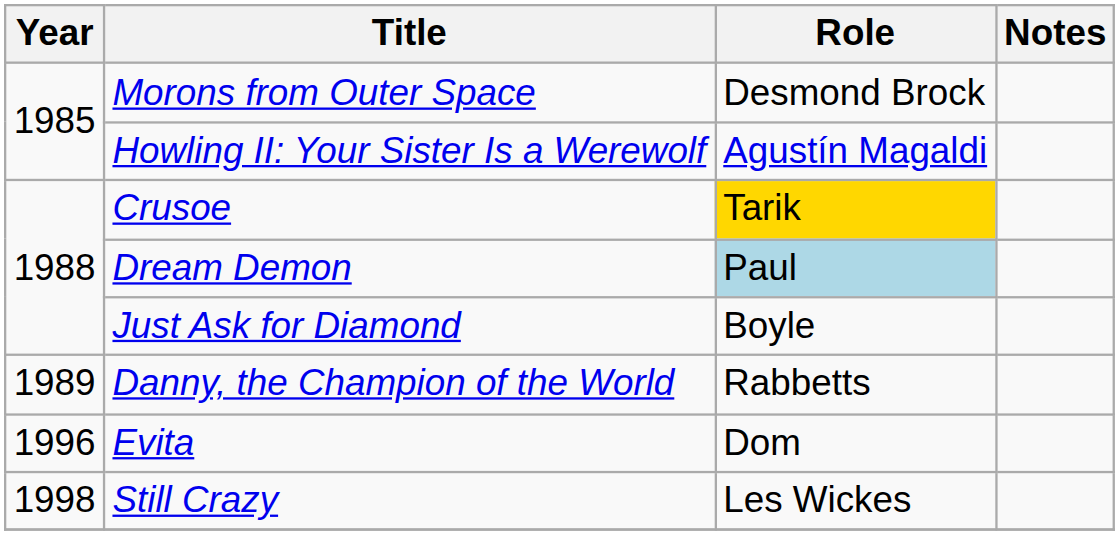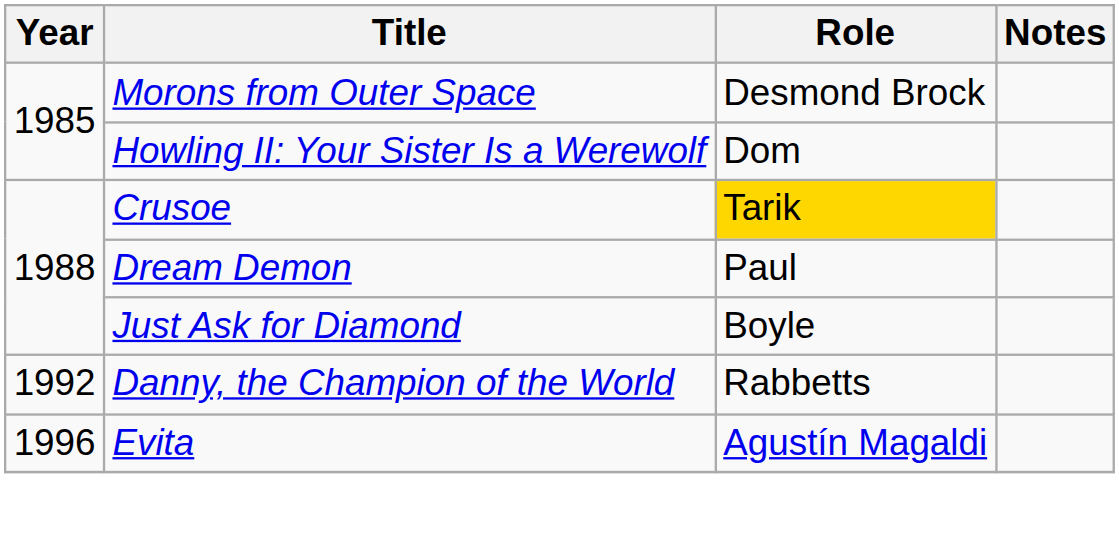(855, 150) Agustín Magaldi -> (762, 150) Dom
(760, 267) lightblue background -> (760, 267) no background
(55, 383) 1989 -> (55, 383) 1992
(762, 442) Dom -> (855, 442) Agustín Magaldi
- row: (195, 500)
